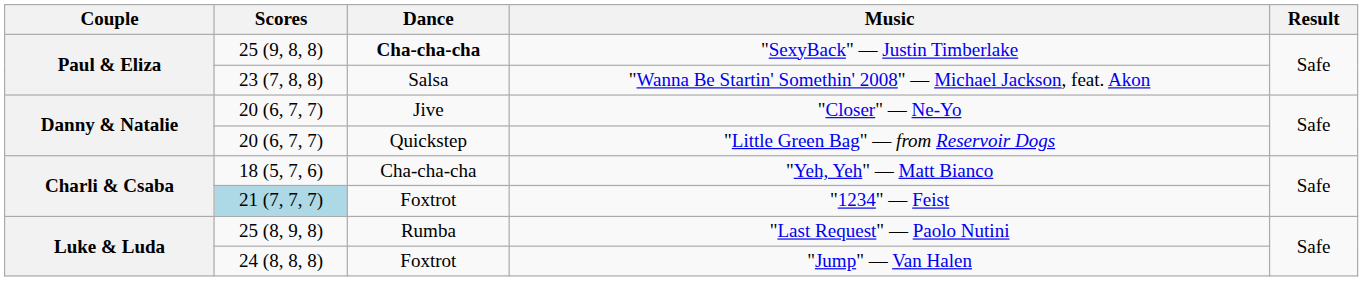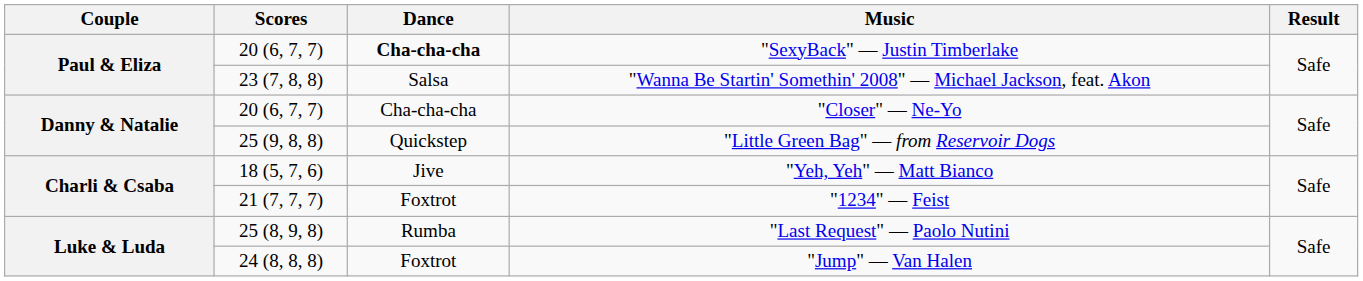(281, 49) 25 (9, 8, 8) -> (281, 49) 20 (6, 7, 7)
(428, 110) Jive -> (428, 110) Cha-cha-cha
(281, 140) 20 (6, 7, 7) -> (281, 140) 25 (9, 8, 8)
(428, 170) Cha-cha-cha -> (428, 170) Jive
(281, 200) lightblue background -> (281, 200) no background
